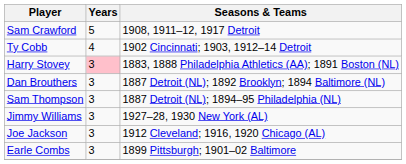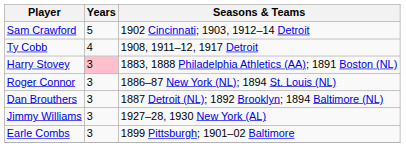(191, 30) 1908, 1911–12, 1917 Detroit -> (215, 30) 1902 Cincinnati; 1903, 1912–14 Detroit
(217, 47) 1902 Cincinnati; 1903, 1912–14 Detroit -> (189, 47) 1908, 1911–12, 1917 Detroit
+ row: (41, 82)
- row: (45, 99)
- row: (37, 133)
